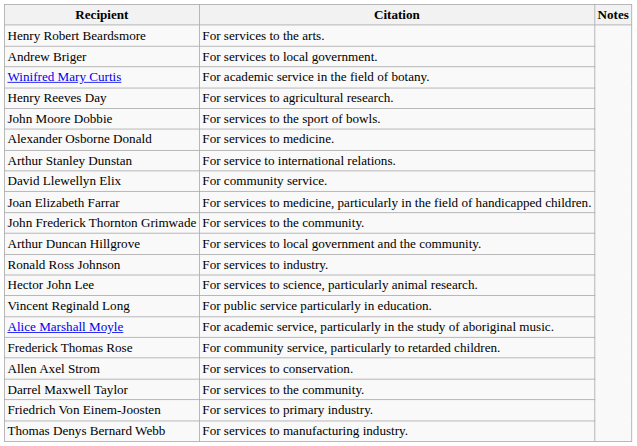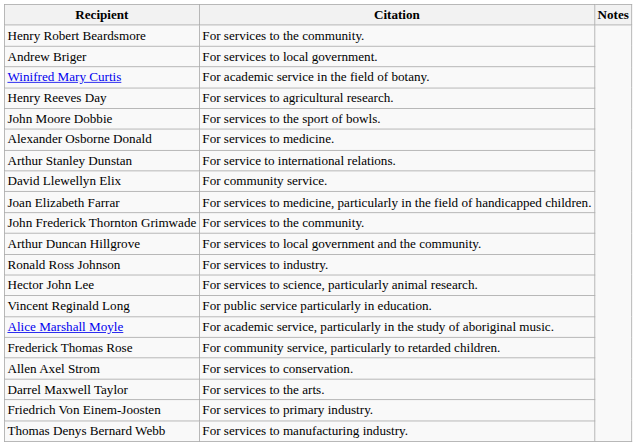(263, 35) For services to the arts. -> (283, 35) For services to the community.
(283, 389) For services to the community. -> (263, 389) For services to the arts.
